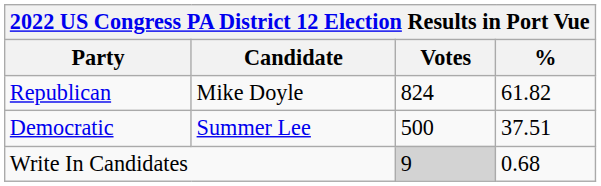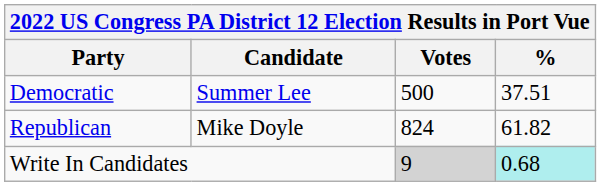rows swapped: (60, 92) <-> (62, 127)
(521, 163) no background -> (521, 163) paleturquoise background
